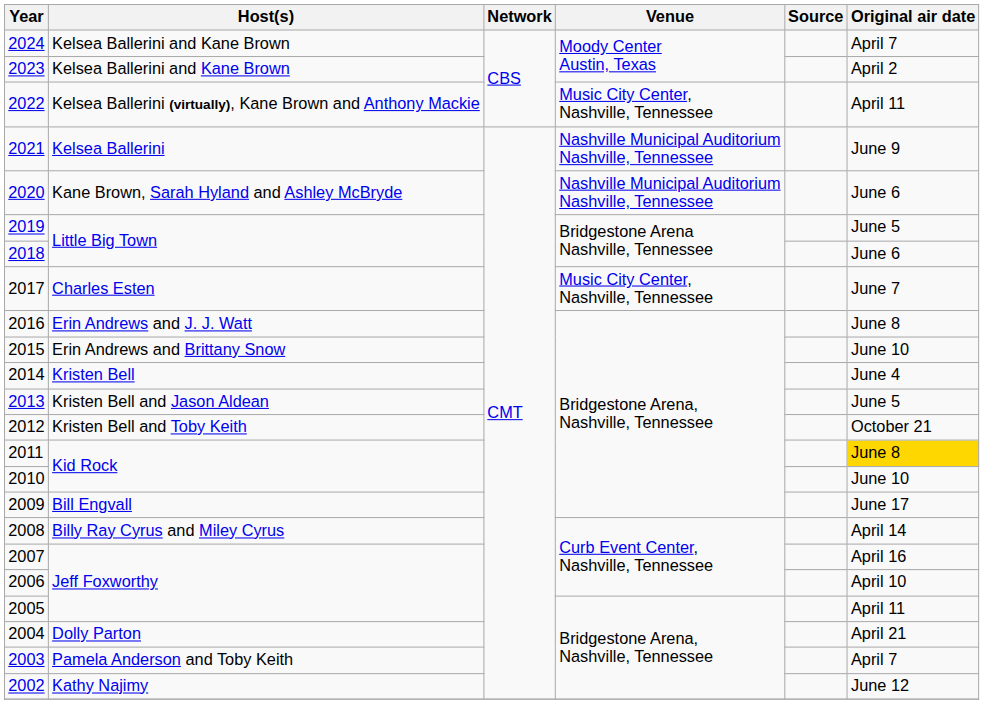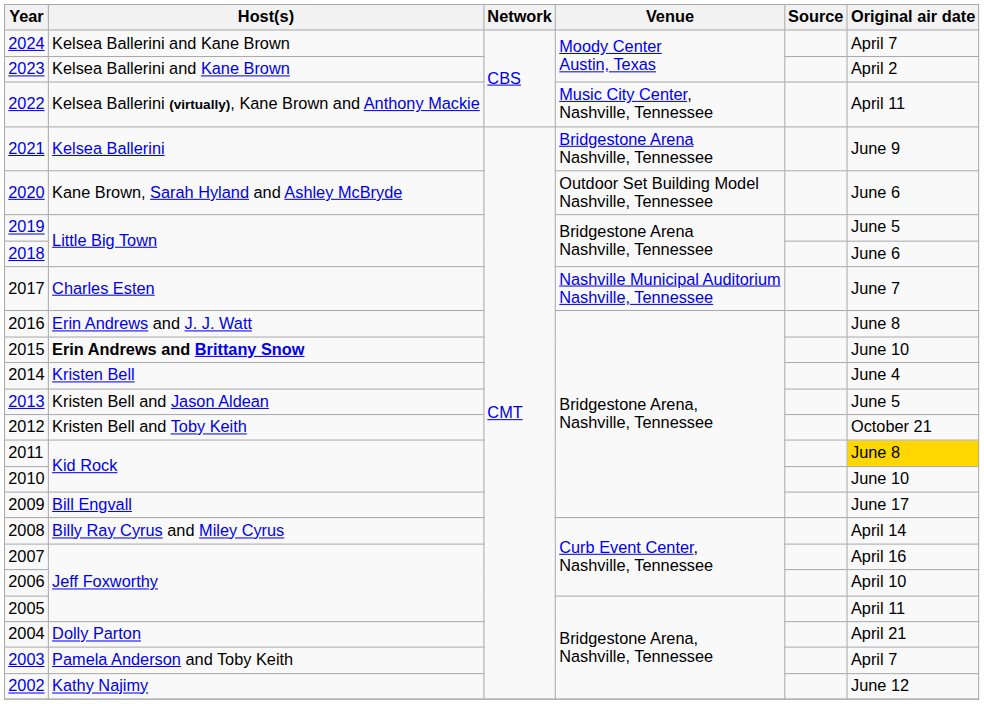(670, 148) Nashville Municipal Auditorium Nashville, Tennessee -> (636, 148) Bridgestone Arena Nashville, Tennessee
(670, 192) Nashville Municipal Auditorium Nashville, Tennessee -> (659, 192) Outdoor Set Building Model Nashville, Tennessee
(636, 288) Music City Center, Nashville, Tennessee -> (670, 288) Nashville Municipal Auditorium Nashville, Tennessee
(169, 349) normal -> (178, 349) bold
